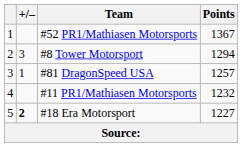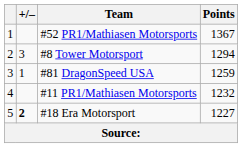(223, 73) 1257 -> (223, 73) 1259
